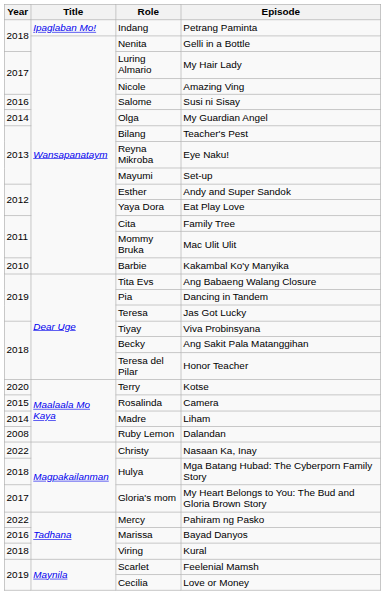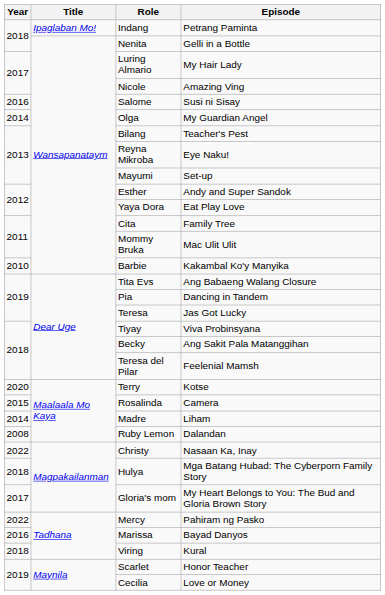(216, 366) Honor Teacher -> (221, 366) Feelenial Mamsh
(221, 567) Feelenial Mamsh -> (216, 567) Honor Teacher
